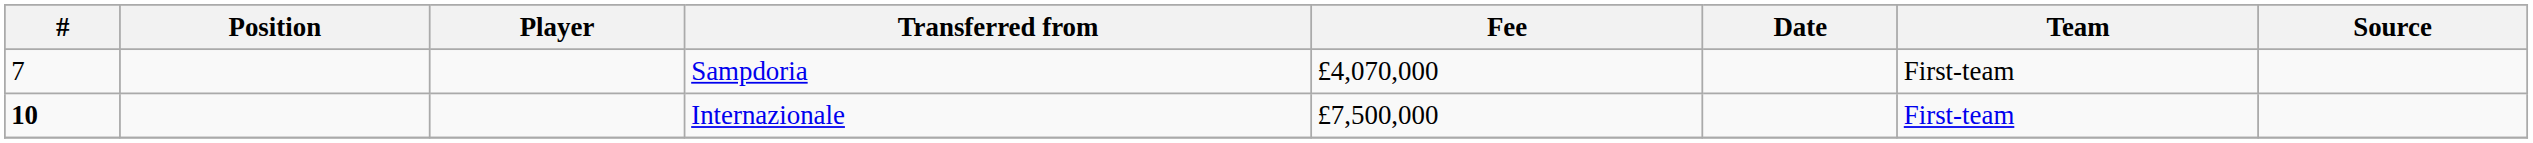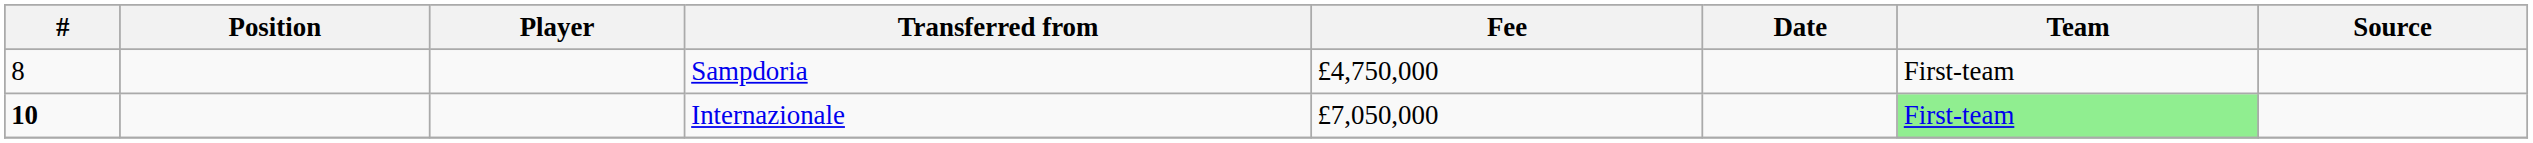(18, 71) 7 -> (18, 71) 8
(1378, 71) £4,070,000 -> (1378, 71) £4,750,000
(1378, 115) £7,500,000 -> (1378, 115) £7,050,000
(1959, 115) no background -> (1959, 115) lightgreen background
